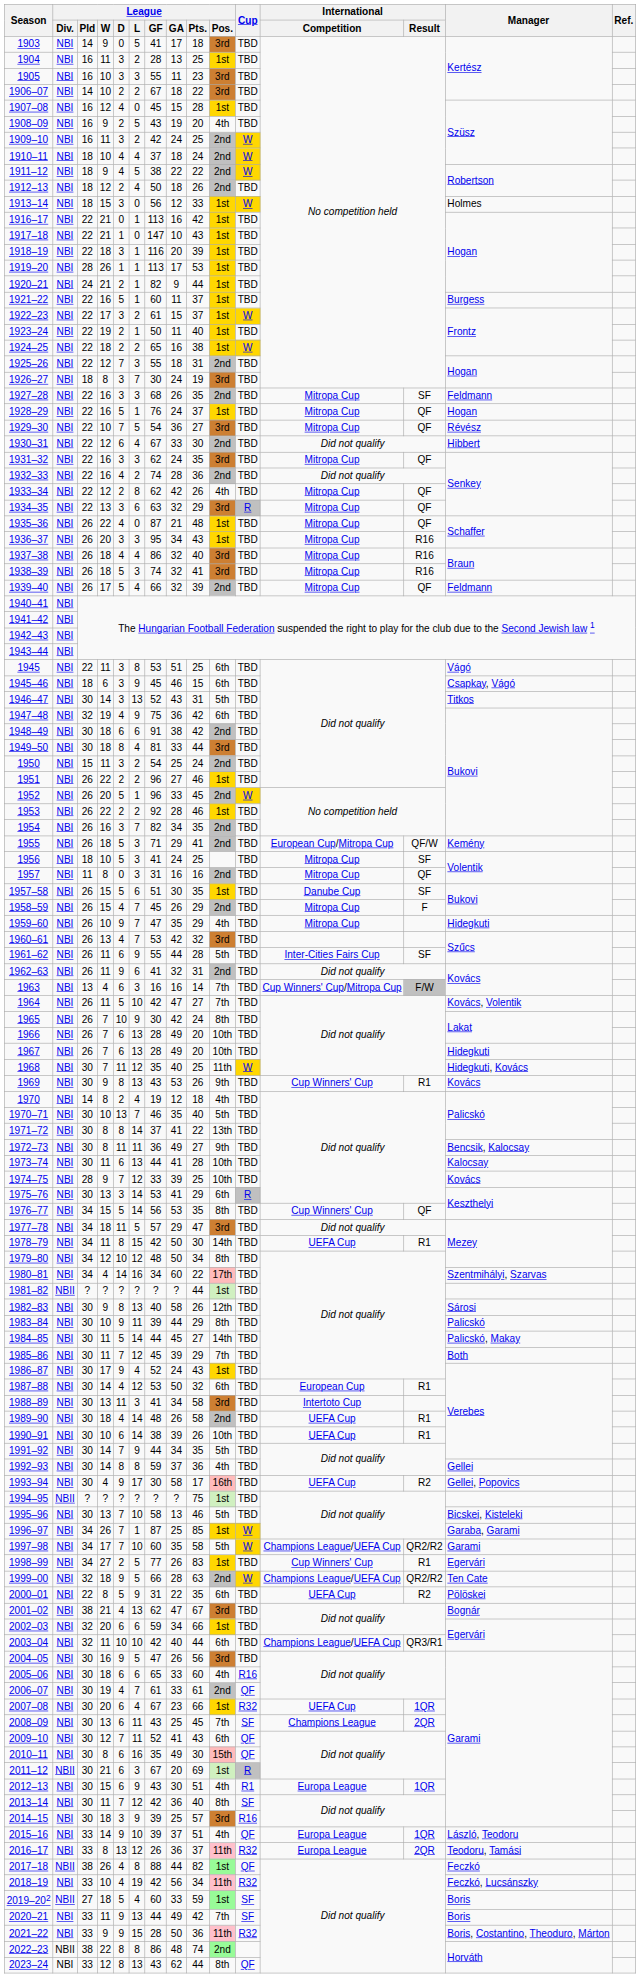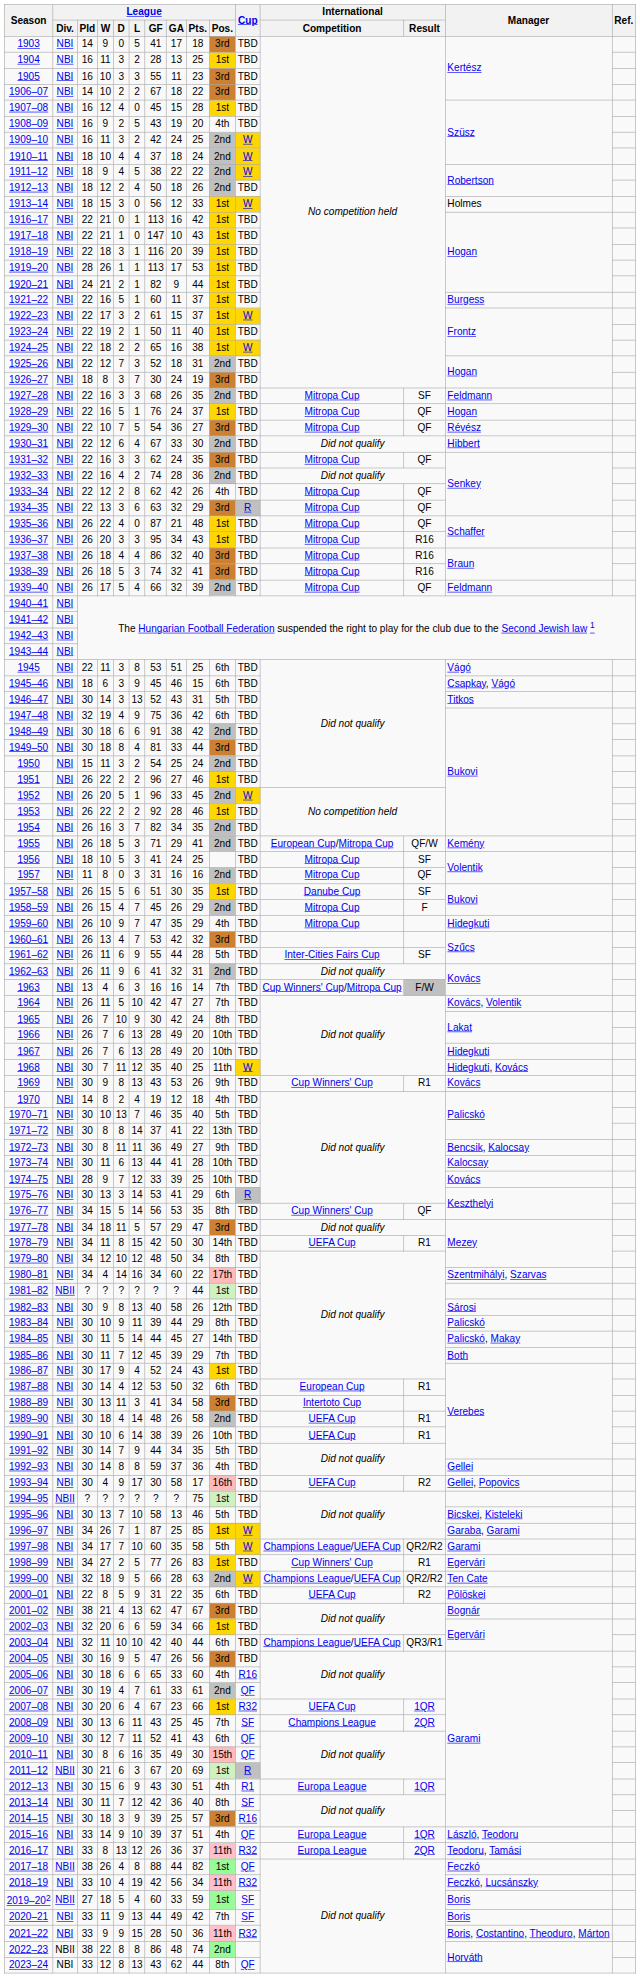(156, 364) 55 -> (156, 364) 52
